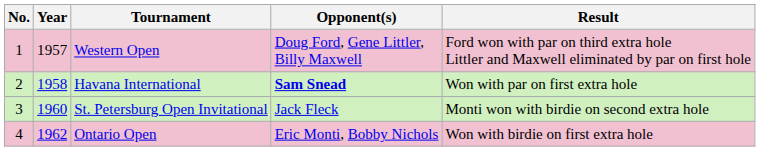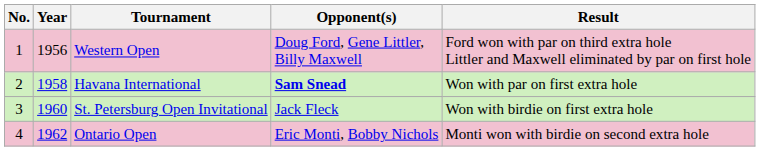(52, 50) 1957 -> (52, 50) 1956
(577, 109) Monti won with birdie on second extra hole -> (549, 109) Won with birdie on first extra hole
(549, 134) Won with birdie on first extra hole -> (577, 134) Monti won with birdie on second extra hole
